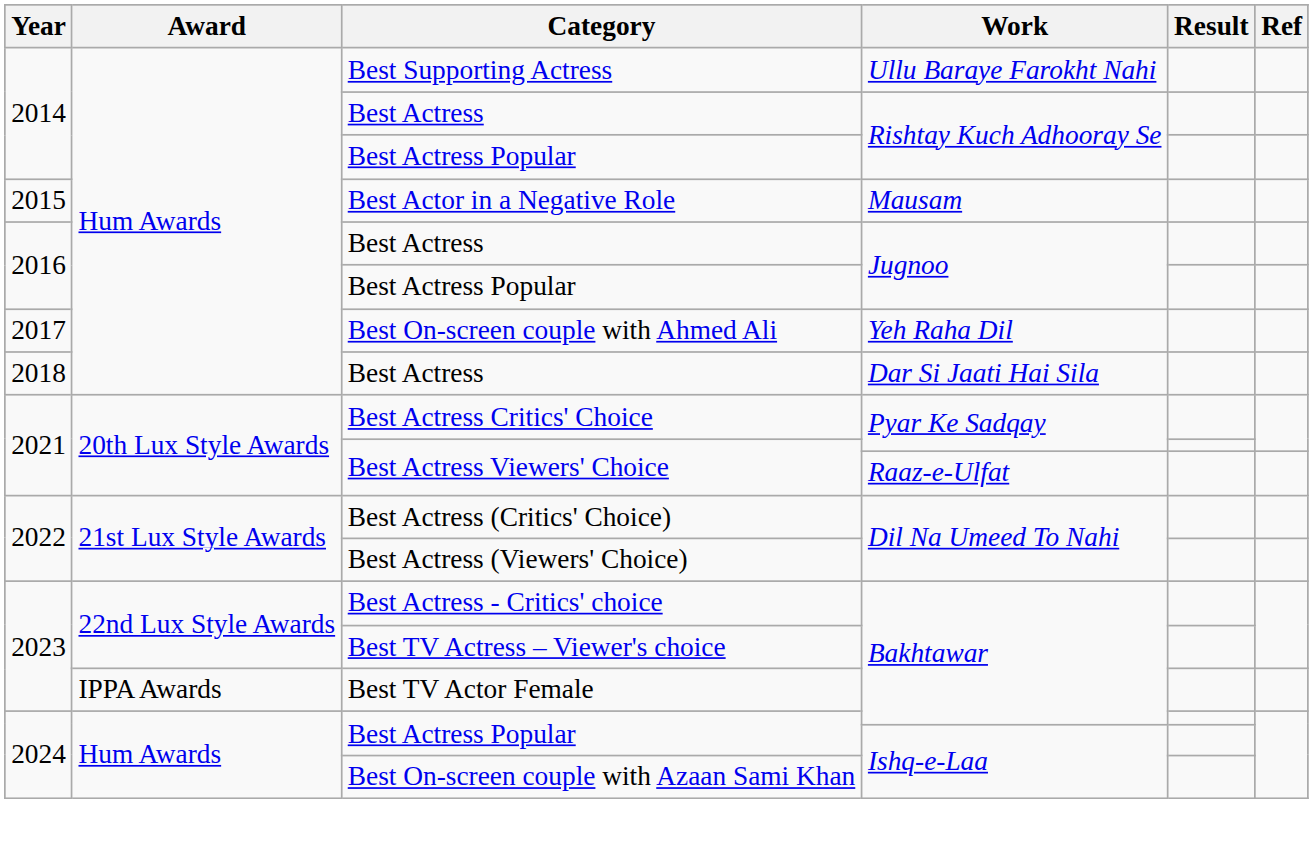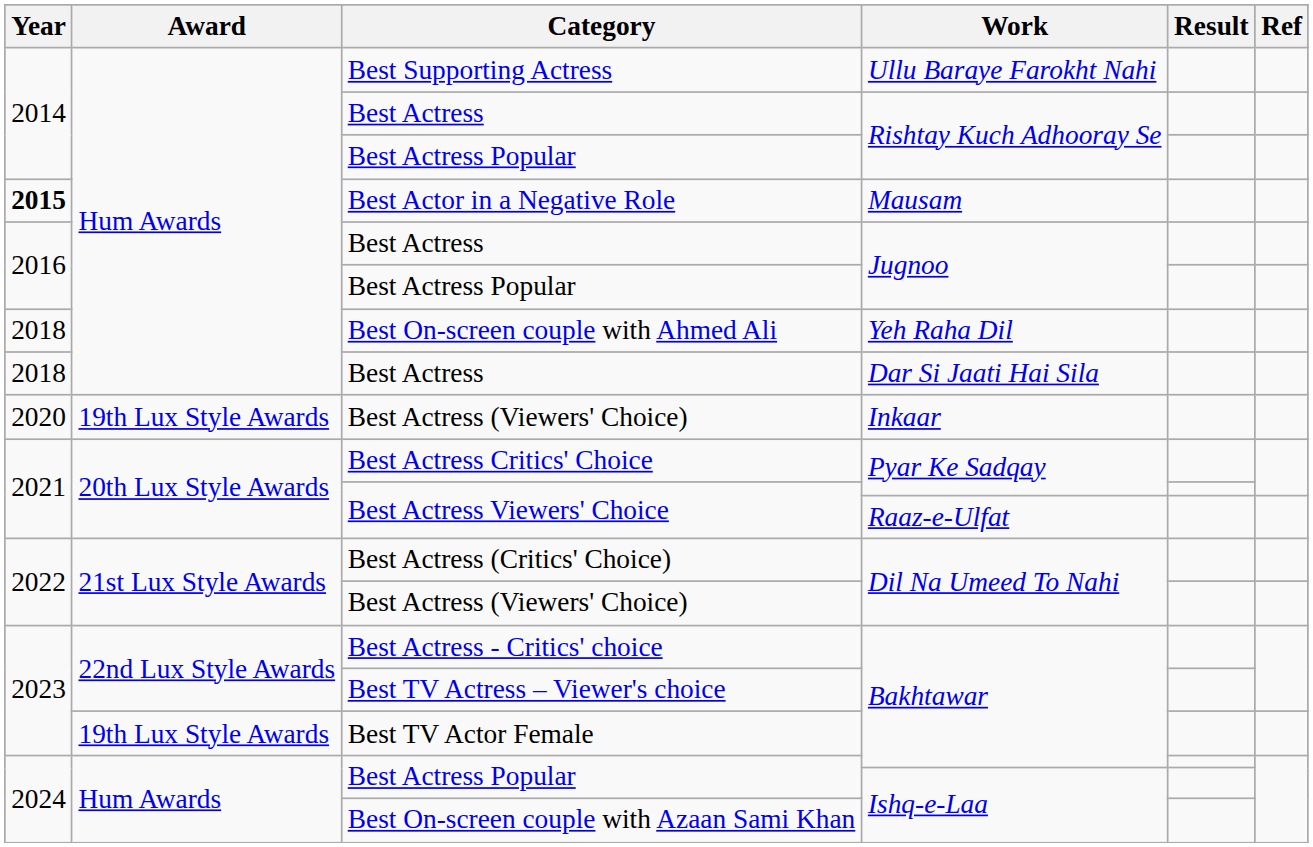(39, 199) normal -> (39, 199) bold
(39, 329) 2017 -> (39, 329) 2018
+ row: (518, 416)
(150, 689) IPPA Awards -> (204, 733) 19th Lux Style Awards
